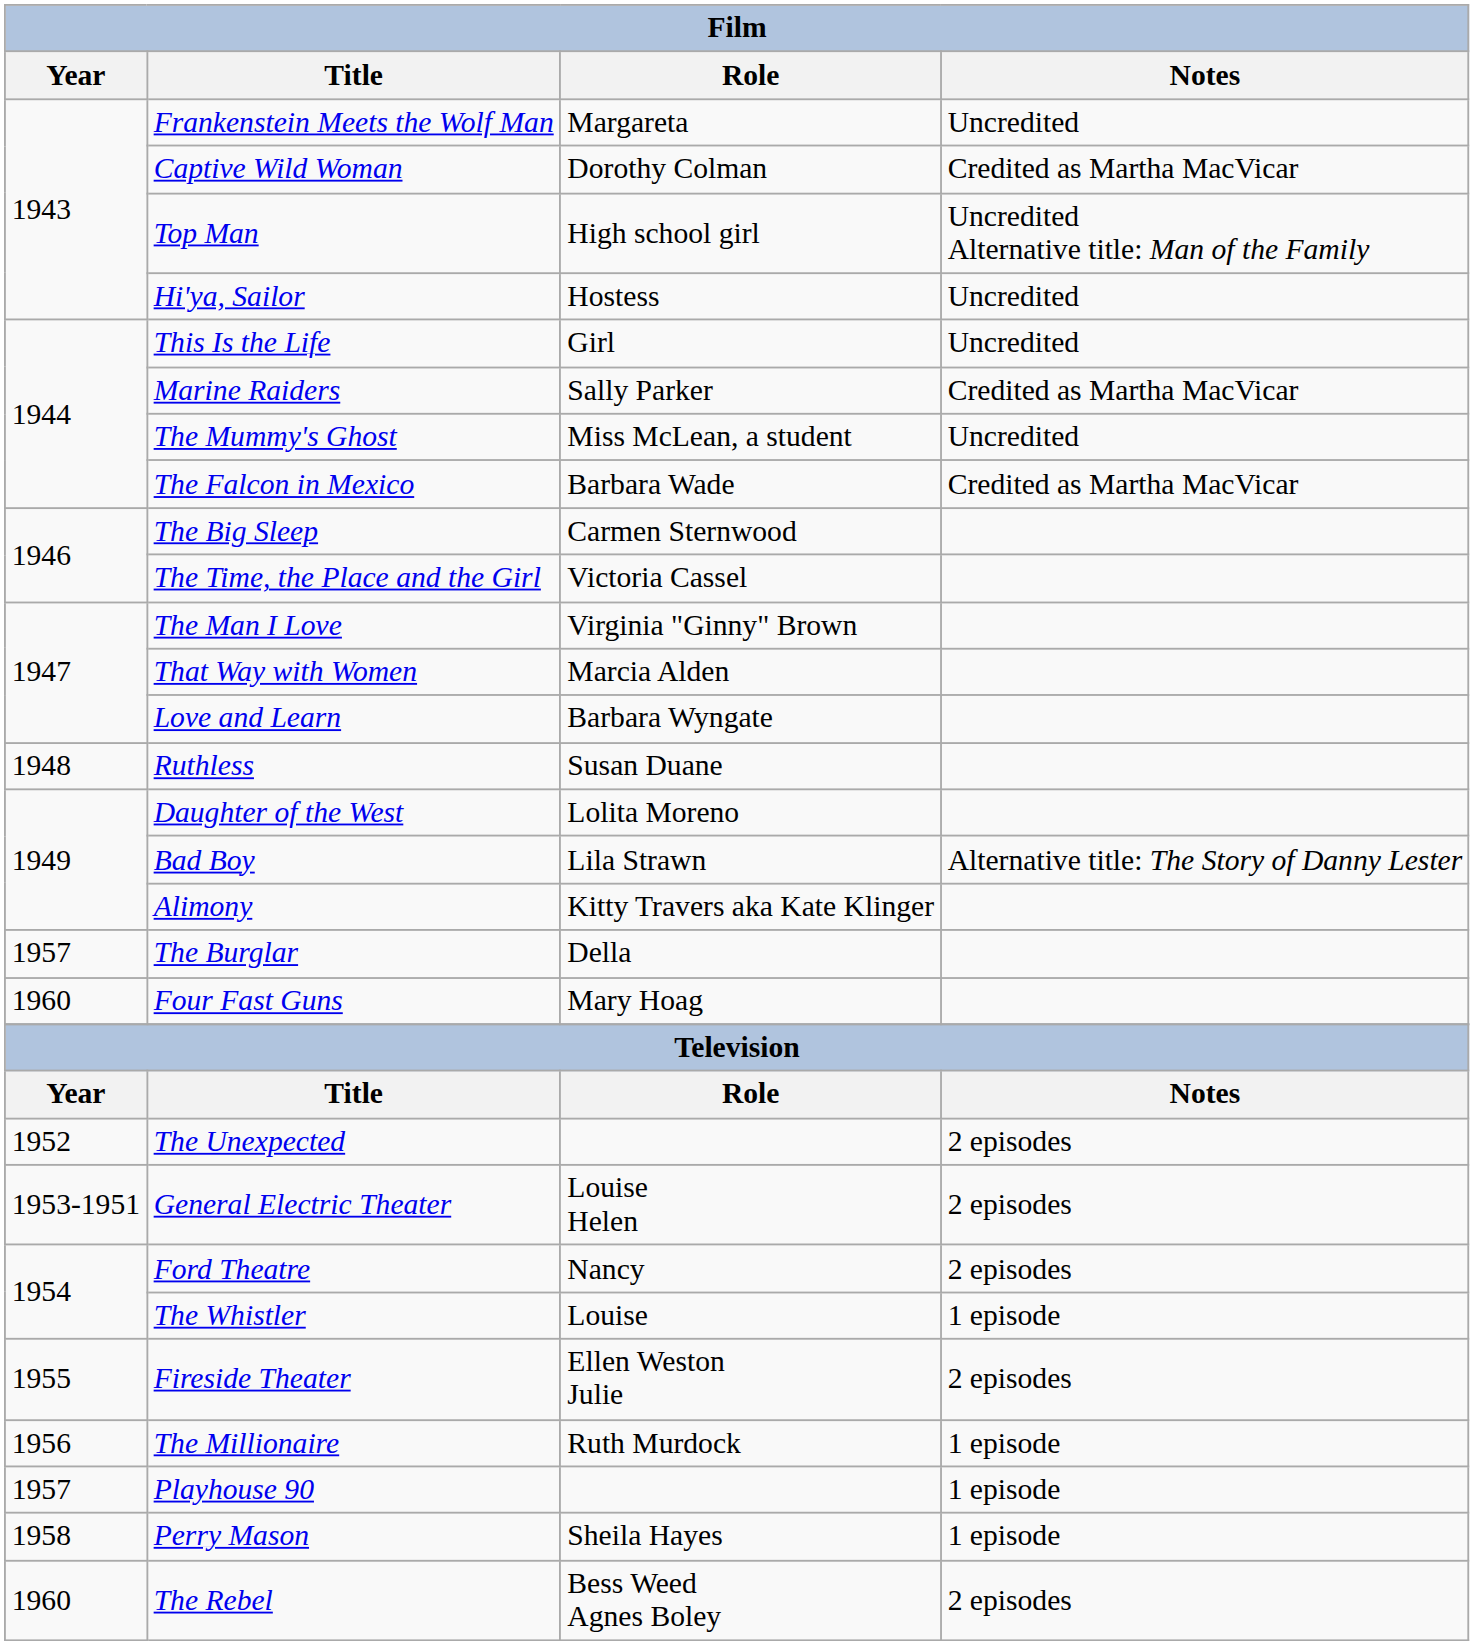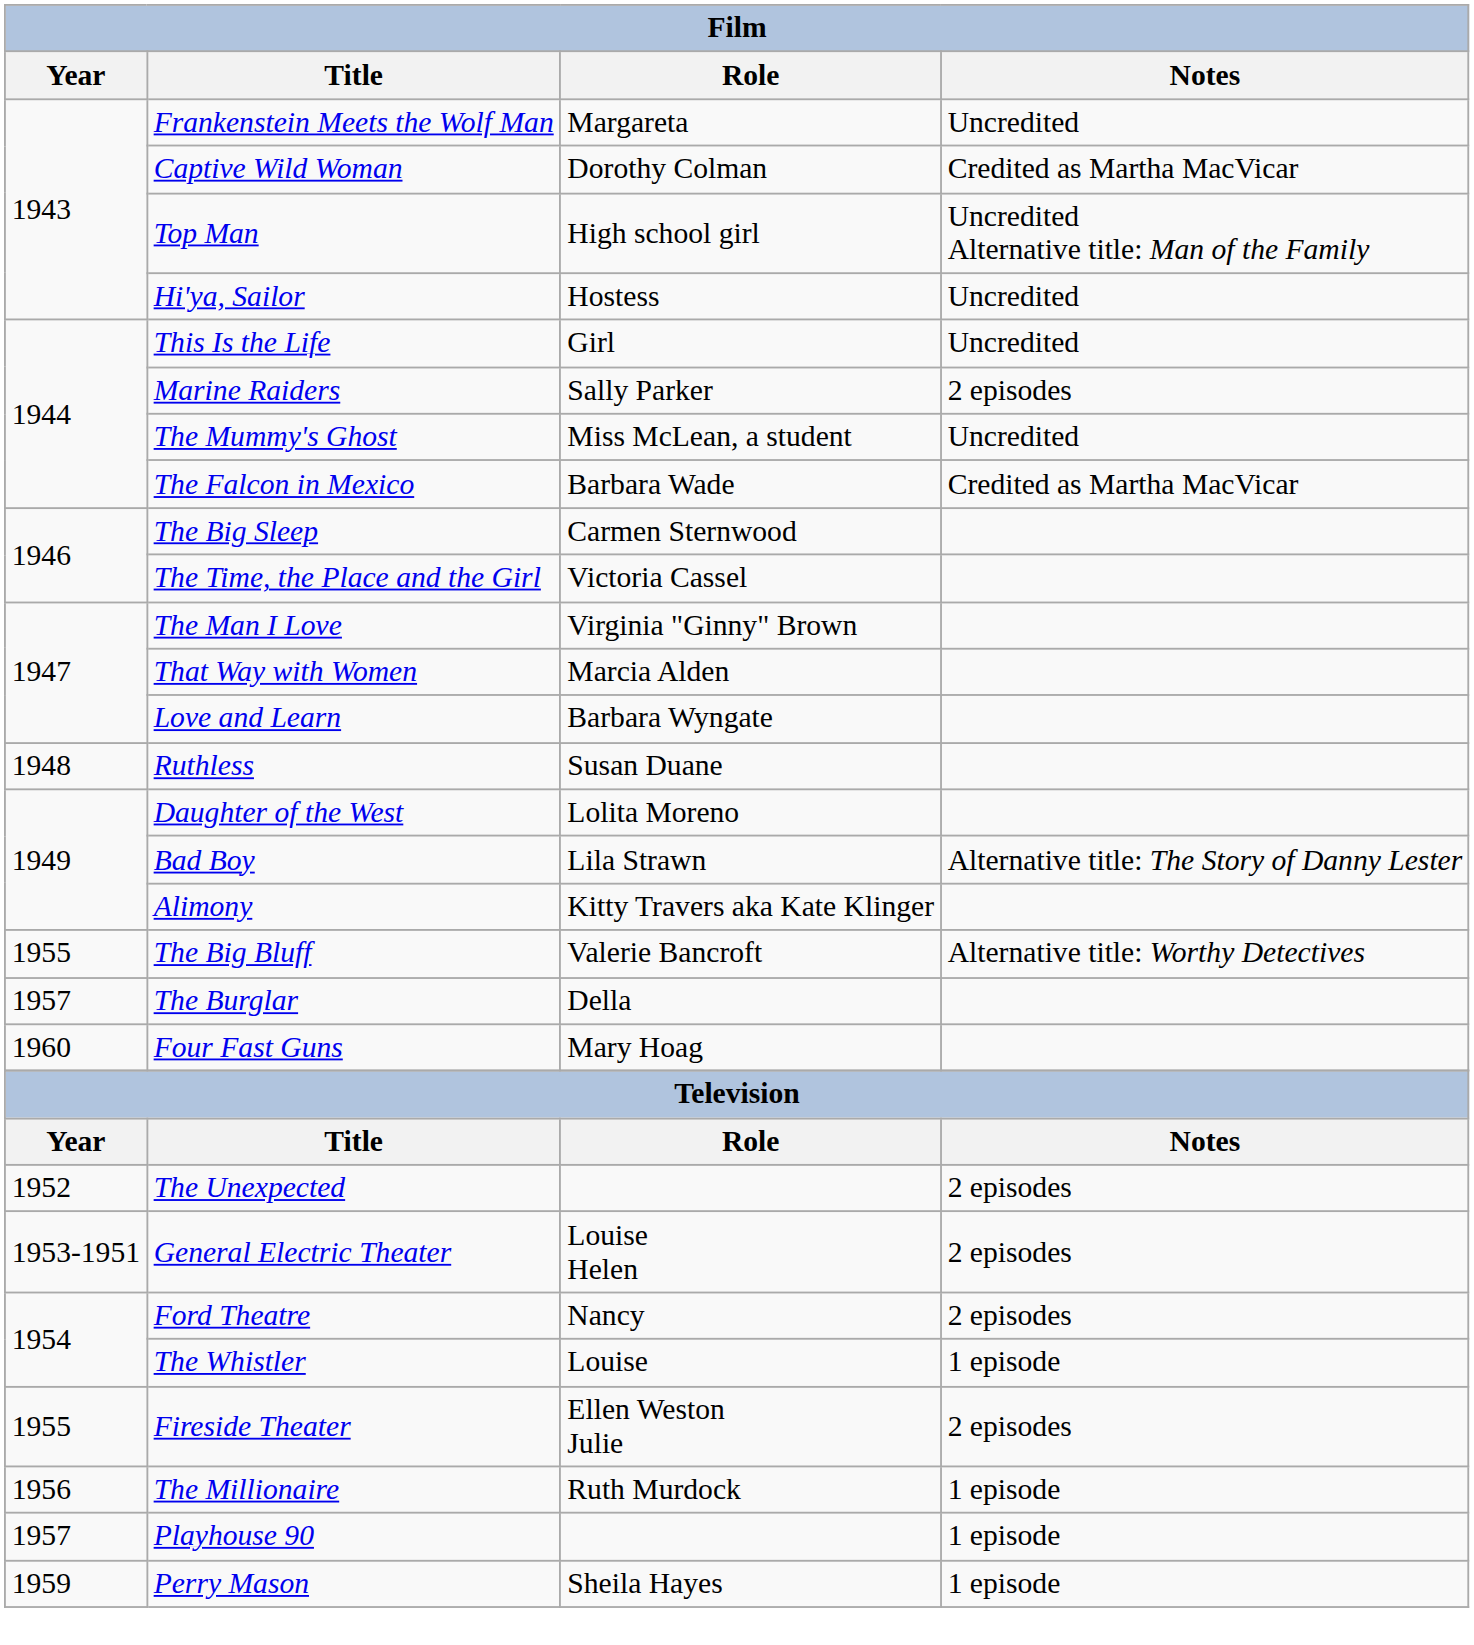(1123, 389) Credited as Martha MacVicar -> (1010, 389) 2 episodes
+ row: (233, 953)
(41, 1536) 1958 -> (41, 1583) 1959
- row: (213, 1599)
